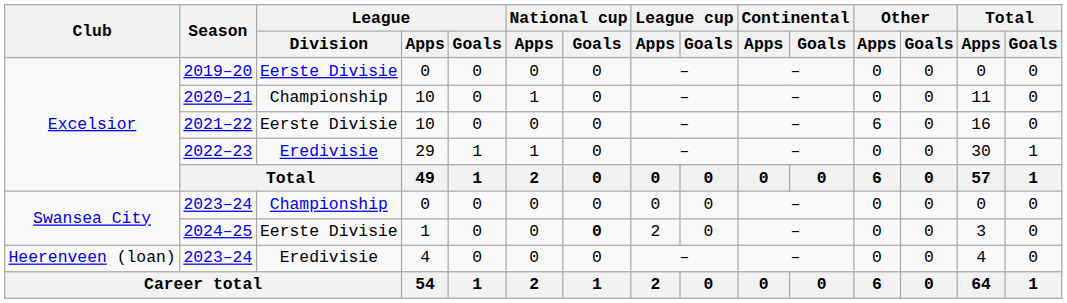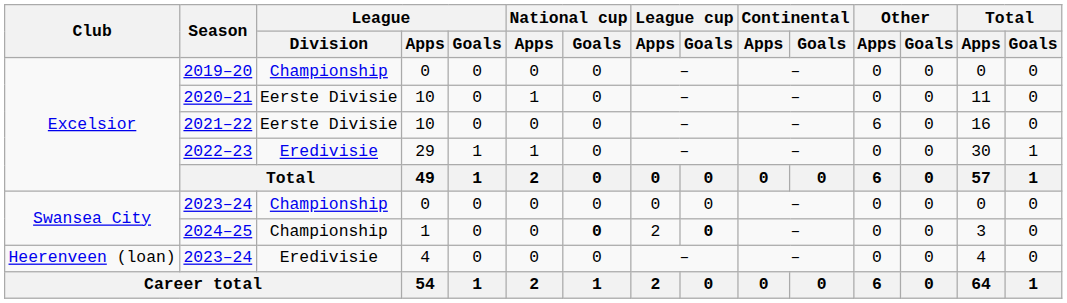(329, 71) Eerste Divisie -> (329, 71) Championship
(329, 98) Championship -> (329, 98) Eerste Divisie
(329, 232) Eerste Divisie -> (329, 232) Championship
(708, 232) normal -> (708, 232) bold
